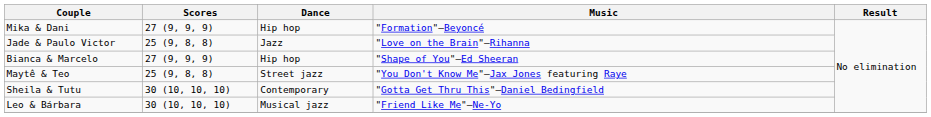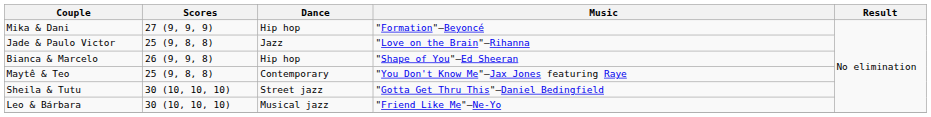(179, 58) 27 (9, 9, 9) -> (179, 58) 26 (9, 9, 8)
(292, 74) Street jazz -> (294, 74) Contemporary
(294, 89) Contemporary -> (292, 89) Street jazz
